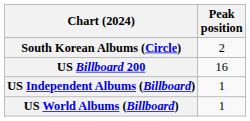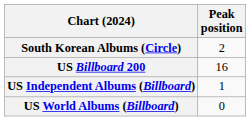(222, 106) 1 -> (222, 106) 0
